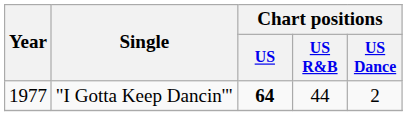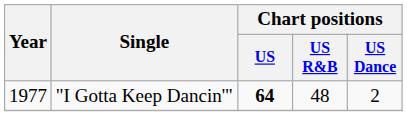(320, 95) 44 -> (320, 95) 48
